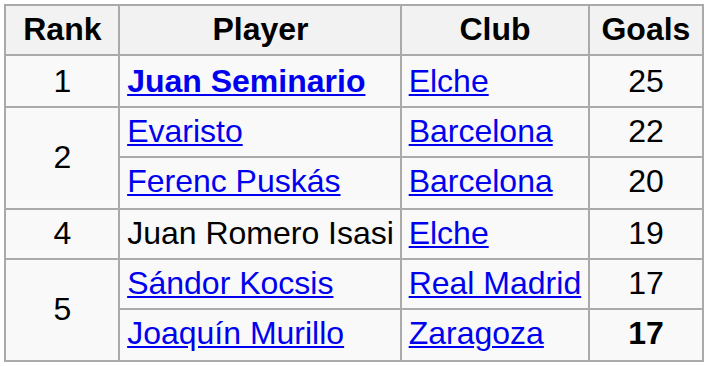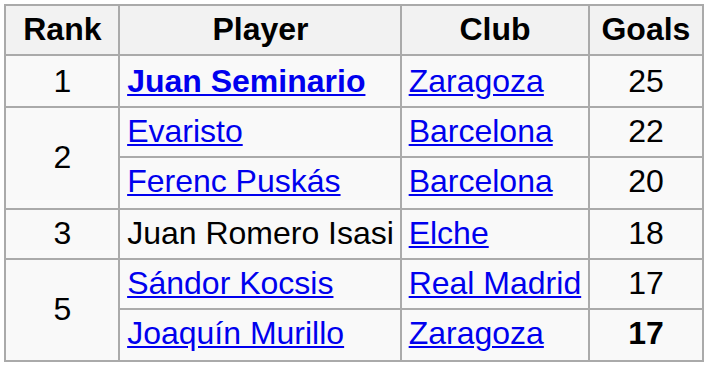(449, 80) Elche -> (476, 80) Zaragoza
(62, 232) 4 -> (62, 232) 3
(646, 232) 19 -> (646, 232) 18
